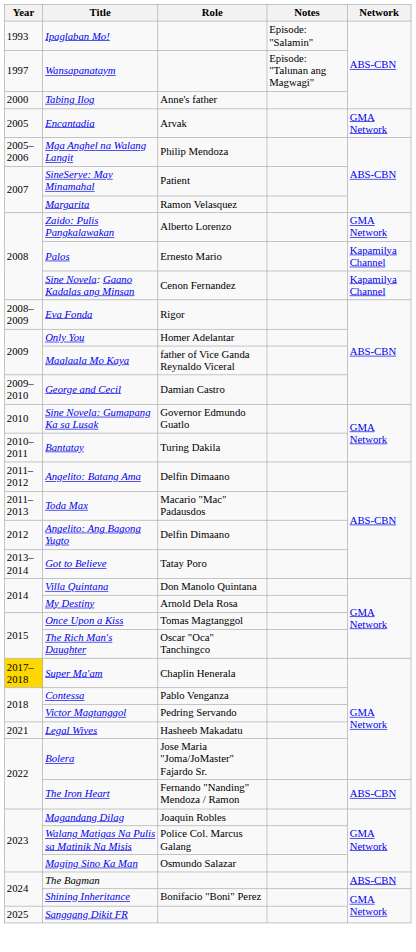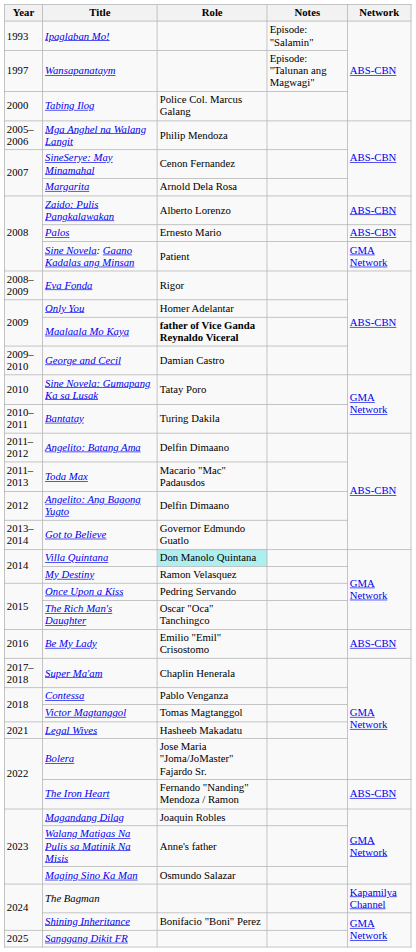(189, 100) Anne's father -> (201, 106) Police Col. Marcus Galang
- row: (70, 123)
(175, 181) Patient -> (197, 164) Cenon Fernandez
(199, 204) Ramon Velasquez -> (198, 187) Arnold Dela Rosa
(368, 227) GMA Network -> (373, 210) ABS-CBN
(373, 256) Kapamilya Channel -> (373, 233) ABS-CBN
(198, 285) Cenon Fernandez -> (175, 256) Patient
(373, 285) Kapamilya Channel -> (369, 256) GMA Network
(205, 360) normal -> (207, 331) bold
(203, 418) Governor Edmundo Guatlo -> (183, 389) Tatay Poro
(183, 564) Tatay Poro -> (202, 535) Governor Edmundo Guatlo
(208, 587) no background -> (208, 558) paleturquoise background
(199, 604) Arnold Dela Rosa -> (198, 575) Ramon Velasquez
(202, 621) Tomas Magtanggol -> (198, 592) Pedring Servando
+ row: (71, 644)
(20, 673) gold background -> (20, 673) no background
(198, 713) Pedring Servando -> (201, 713) Tomas Magtanggol
(201, 840) Police Col. Marcus Galang -> (188, 846) Anne's father
(373, 880) ABS-CBN -> (373, 898) Kapamilya Channel
